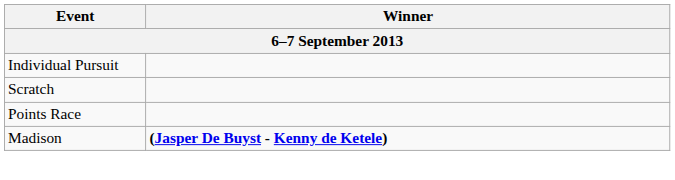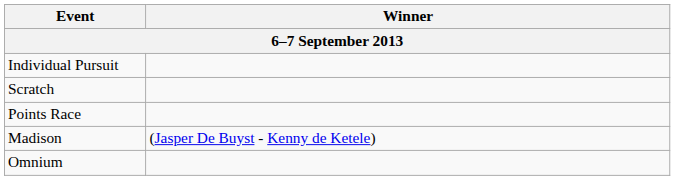(268, 138) bold -> (263, 138) normal
+ row: (35, 162)
